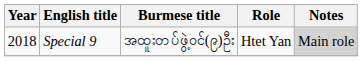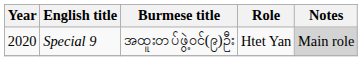(22, 41) 2018 -> (22, 41) 2020
